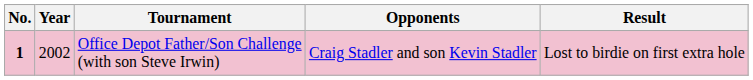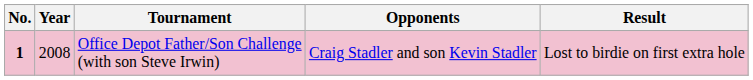(55, 53) 2002 -> (55, 53) 2008
